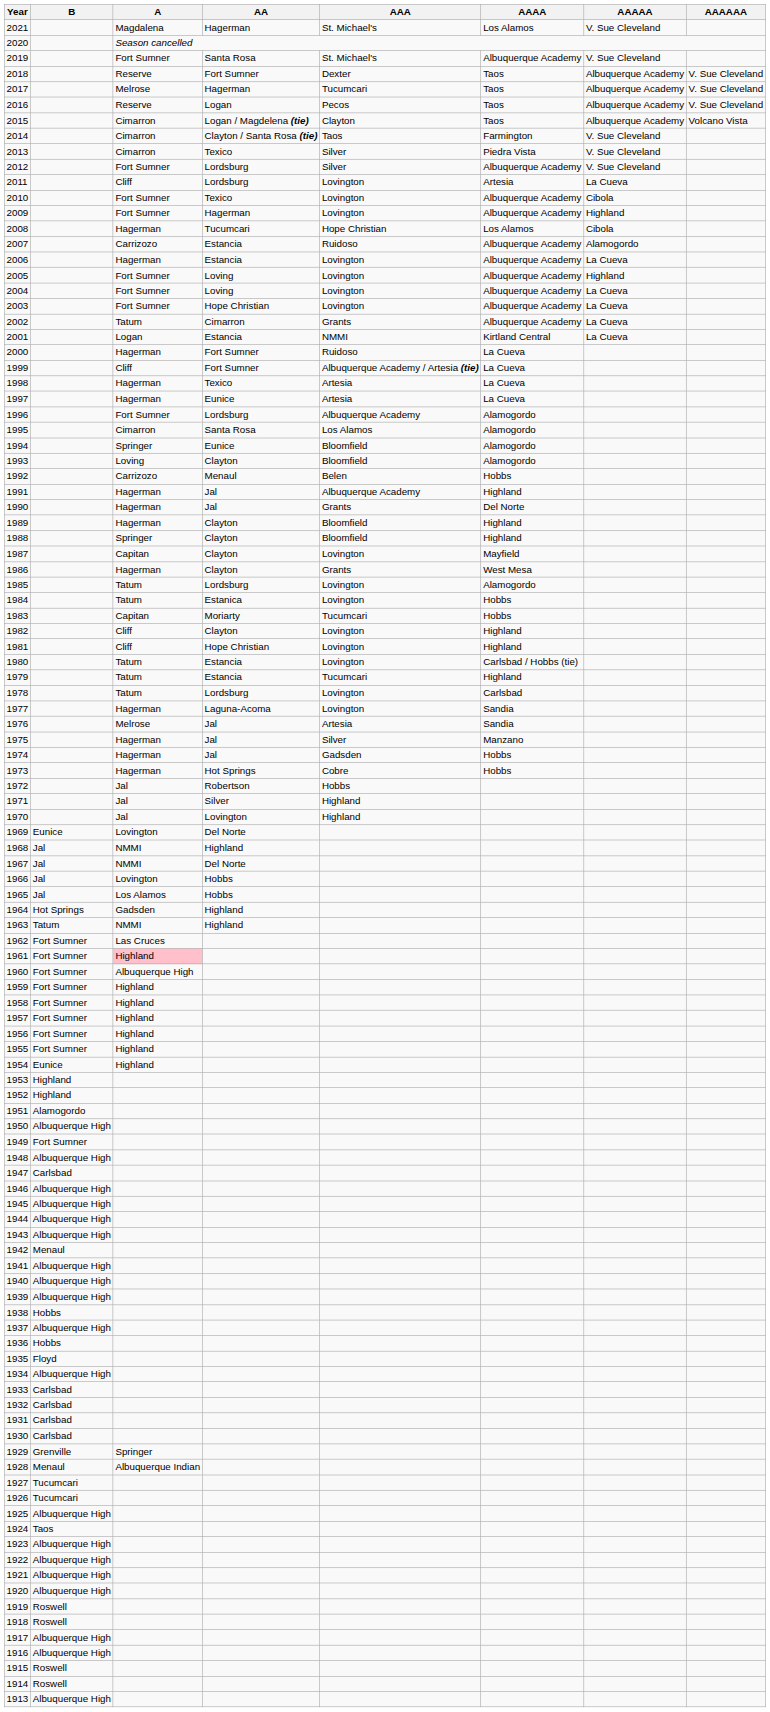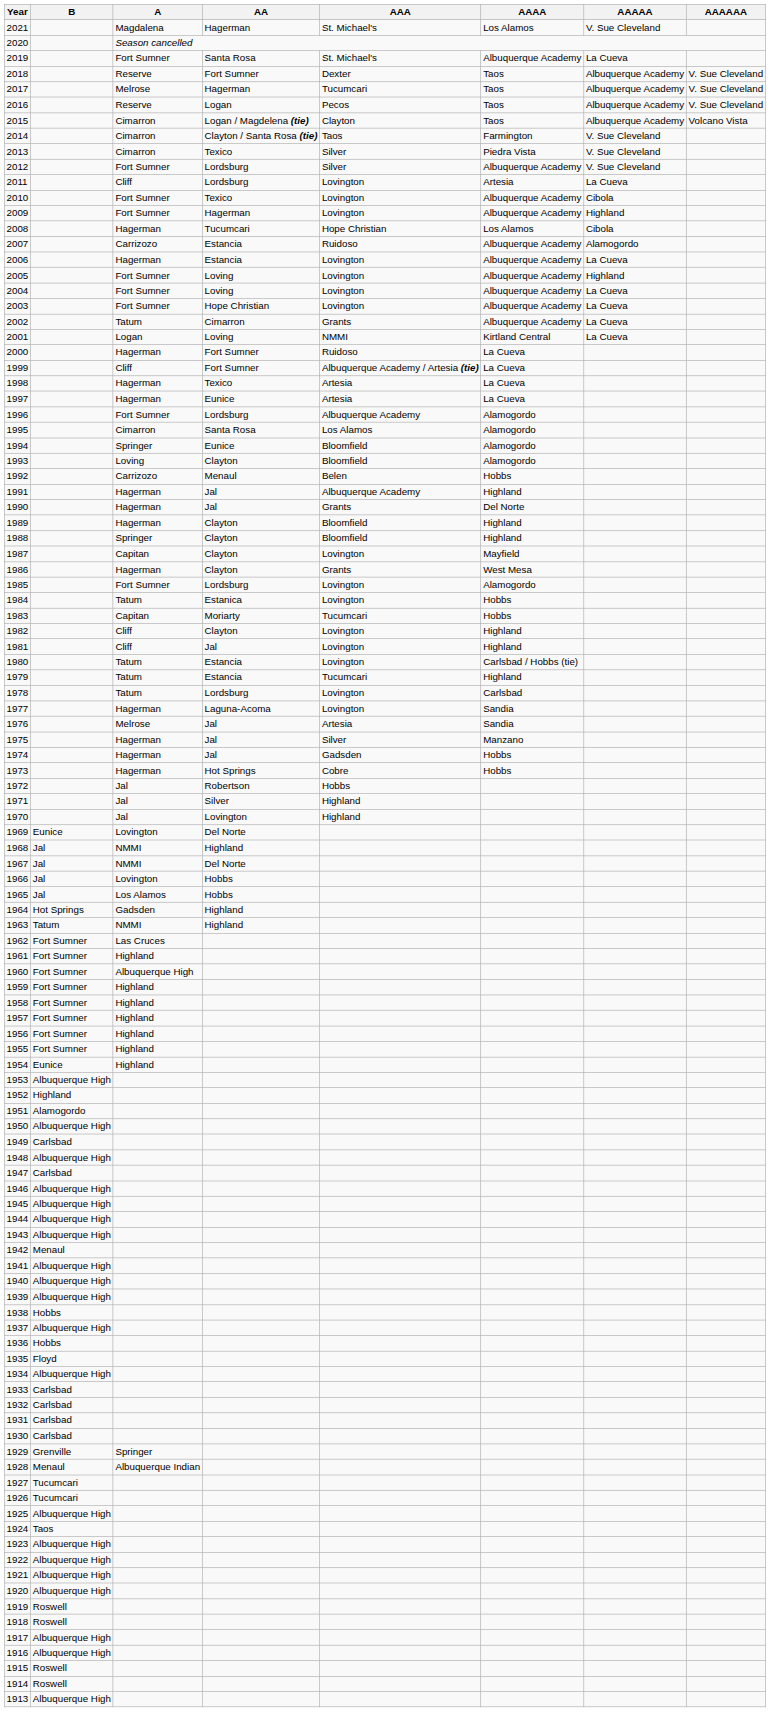(623, 58) V. Sue Cleveland -> (607, 58) La Cueva
(223, 337) Estancia -> (219, 337) Loving
(129, 584) Tatum -> (143, 584) Fort Sumner
(237, 646) Hope Christian -> (211, 646) Jal
(135, 956) pink background -> (135, 956) no background
(52, 1080) Highland -> (72, 1080) Albuquerque High
(60, 1142) Fort Sumner -> (52, 1142) Carlsbad
